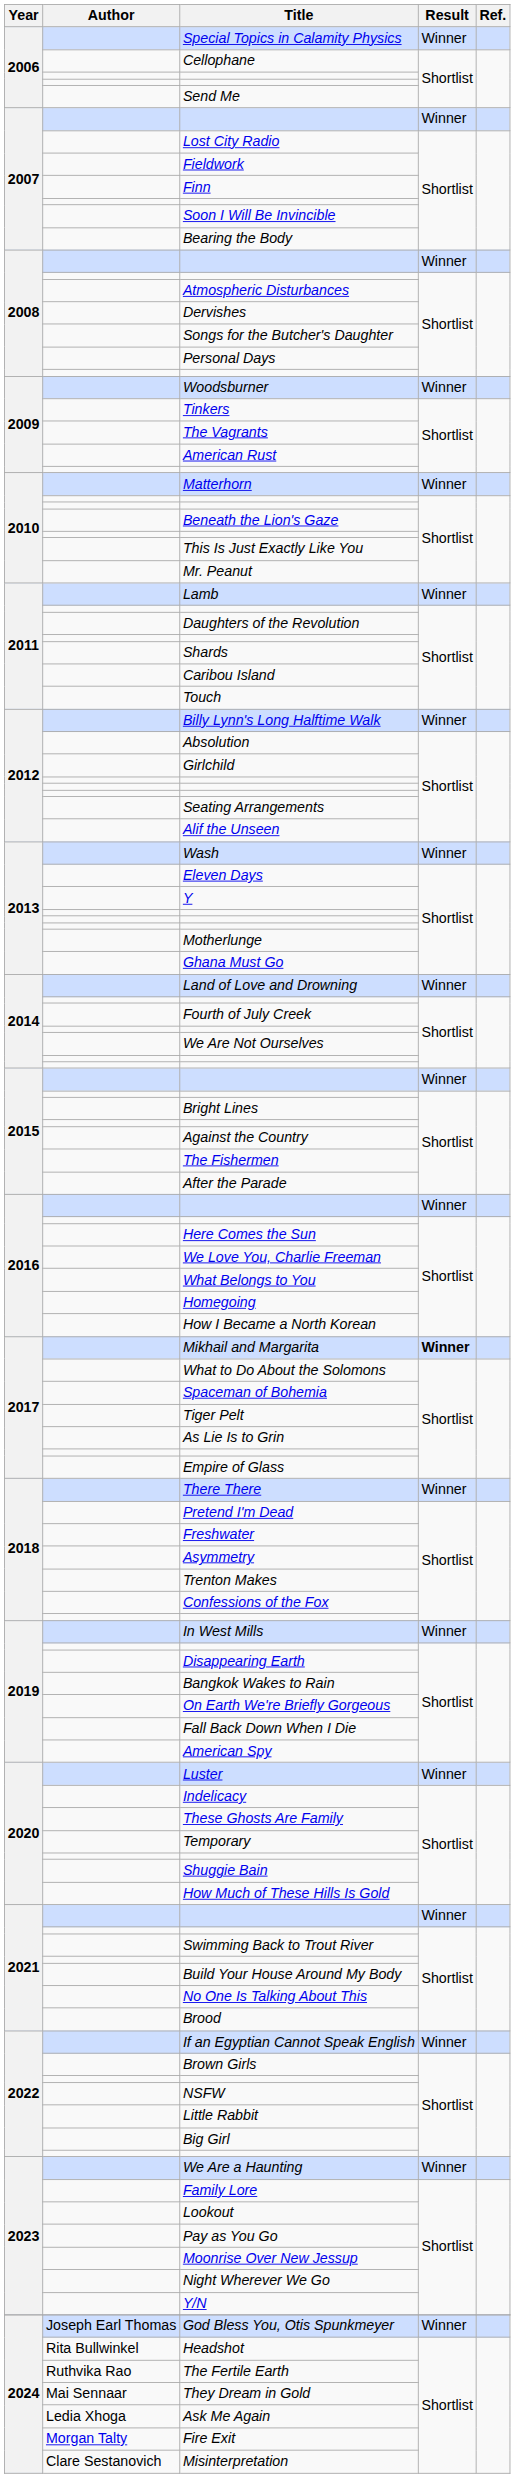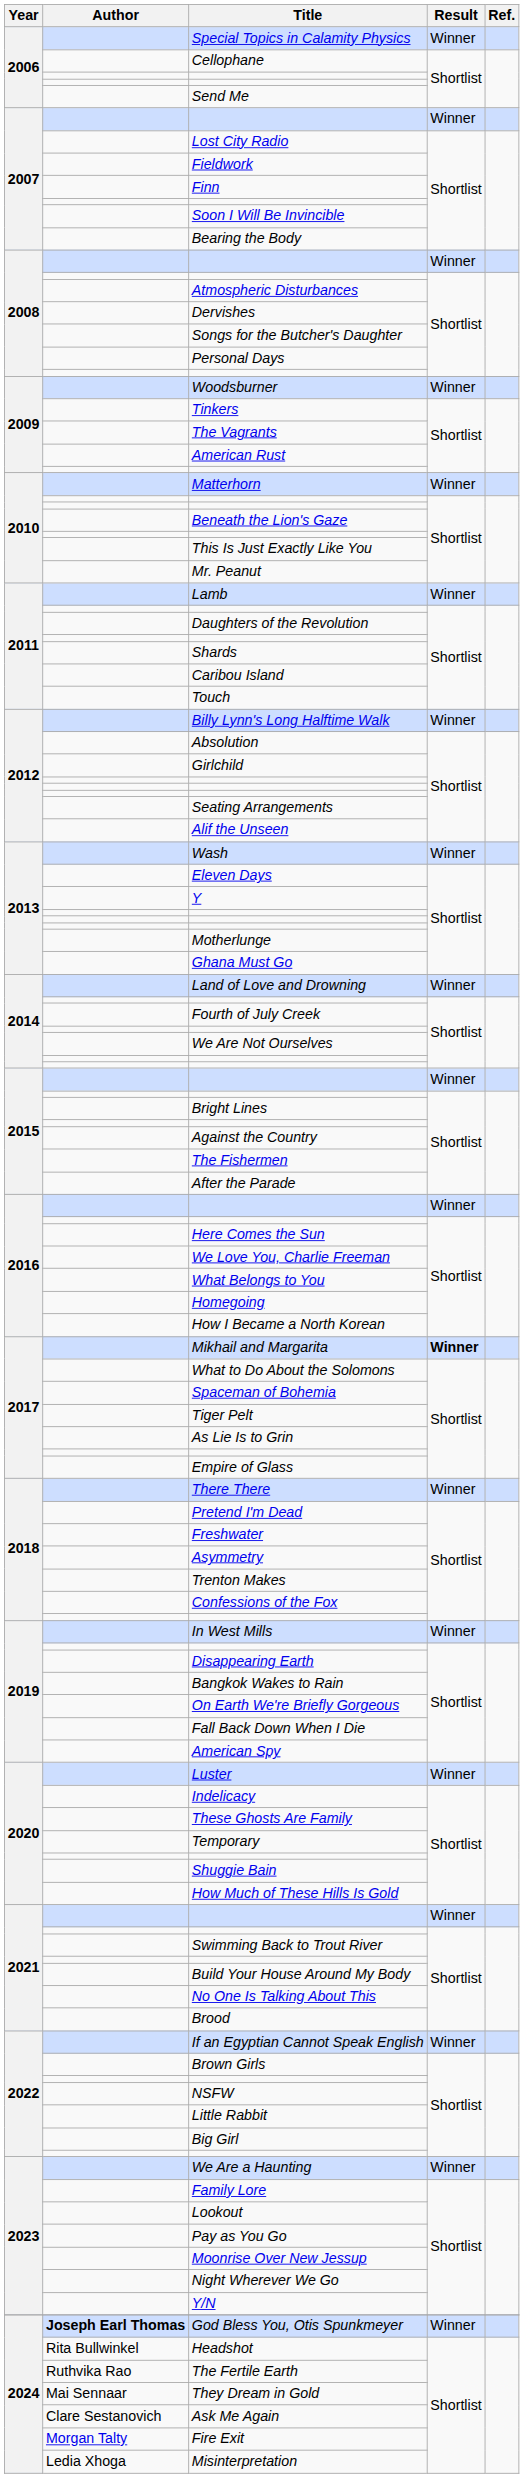(111, 2326) normal -> (116, 2326) bold
(86, 2416) Ledia Xhoga -> (104, 2416) Clare Sestanovich
(104, 2461) Clare Sestanovich -> (86, 2461) Ledia Xhoga
